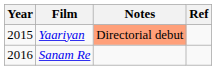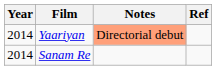(20, 34) 2015 -> (20, 34) 2014
(20, 55) 2016 -> (20, 55) 2014
